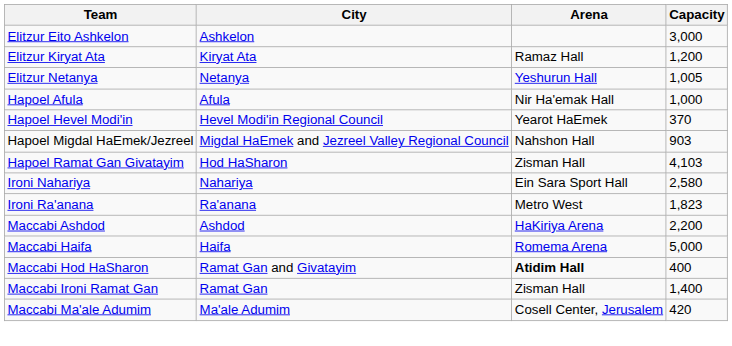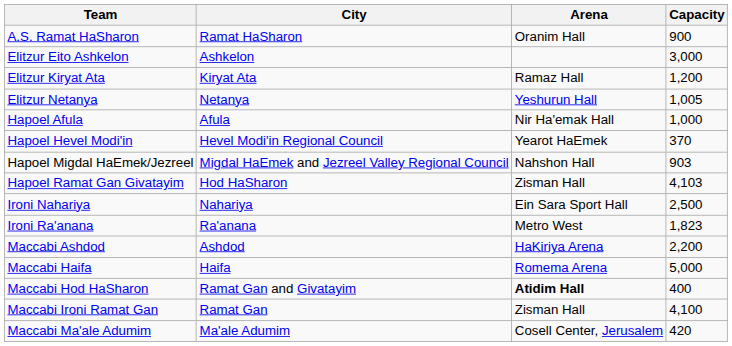+ row: (73, 36)
(686, 183) 2,580 -> (686, 204) 2,500
(686, 288) 1,400 -> (686, 309) 4,100
